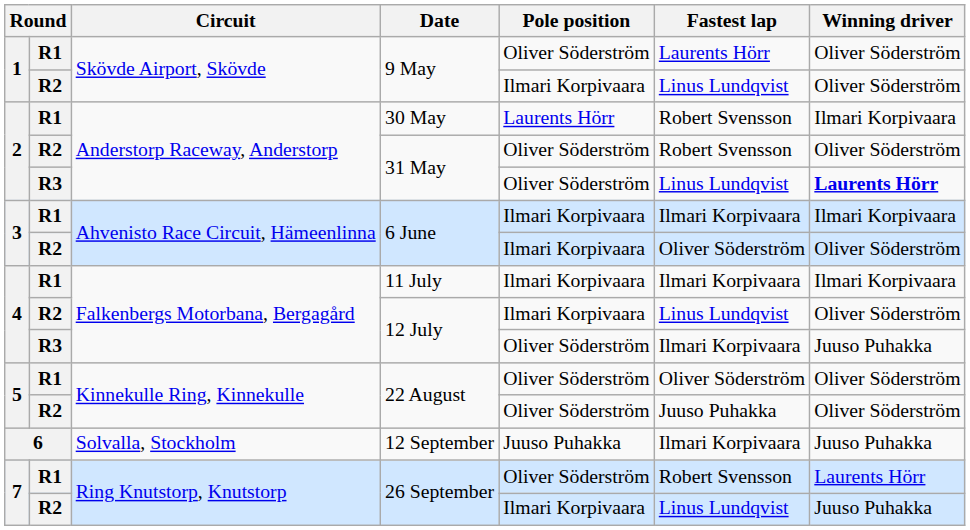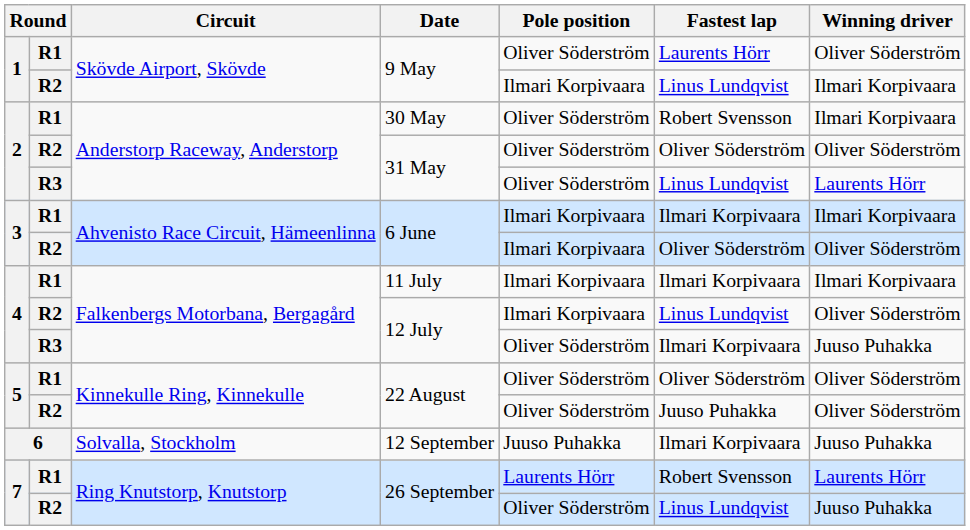(887, 85) Oliver Söderström -> (885, 85) Ilmari Korpivaara
(559, 117) Laurents Hörr -> (576, 117) Oliver Söderström
(725, 150) Robert Svensson -> (732, 150) Oliver Söderström
(876, 183) bold -> (870, 183) normal
(576, 475) Oliver Söderström -> (559, 475) Laurents Hörr
(574, 508) Ilmari Korpivaara -> (576, 508) Oliver Söderström
